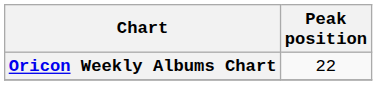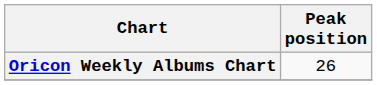(326, 66) 22 -> (326, 66) 26
